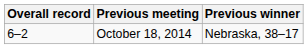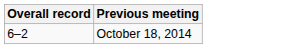- column: (252, 14)
